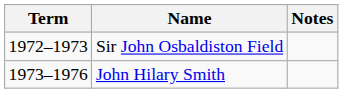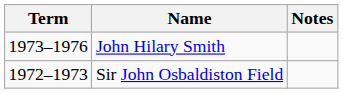rows swapped: (190, 46) <-> (160, 74)
